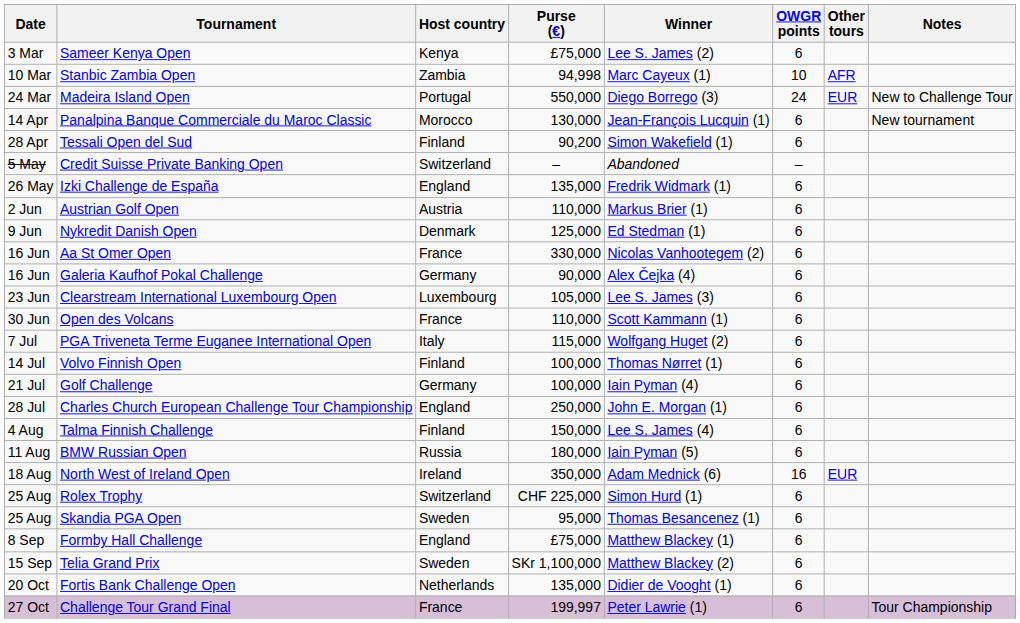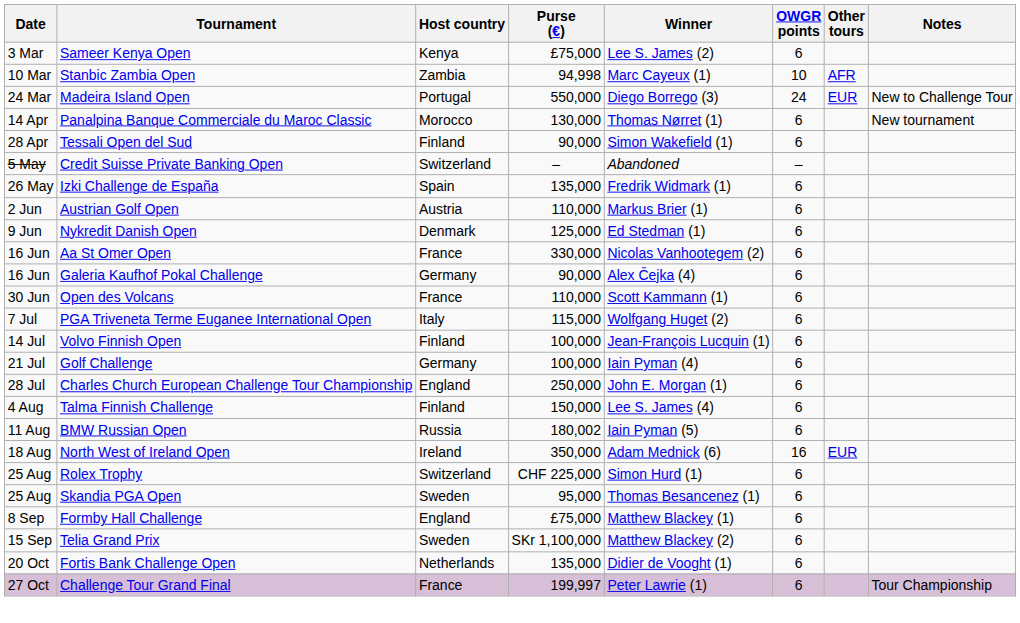(689, 120) Jean-François Lucquin (1) -> (665, 120) Thomas Nørret (1)
(580, 142) 90,200 -> (580, 142) 90,000
(445, 186) England -> (437, 186) Spain
- row: (198, 297)
(665, 363) Thomas Nørret (1) -> (689, 341) Jean-François Lucquin (1)
(576, 452) 180,000 -> (576, 430) 180,002
